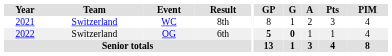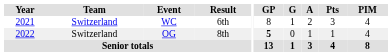(223, 22) 8th -> (223, 22) 6th
(223, 34) 6th -> (223, 34) 8th
(292, 34) bold -> (292, 34) normal
